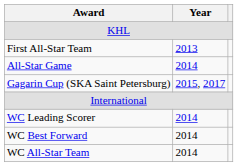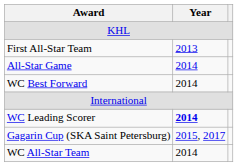rows swapped: (89, 83) <-> (47, 135)
(187, 118) normal -> (187, 118) bold
